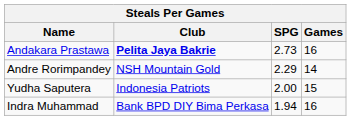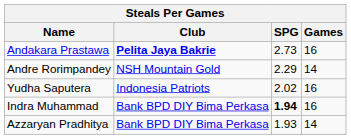(285, 87) 2.00 -> (285, 87) 2.02
(311, 87) 15 -> (311, 87) 16
(285, 106) normal -> (285, 106) bold
+ row: (58, 124)
